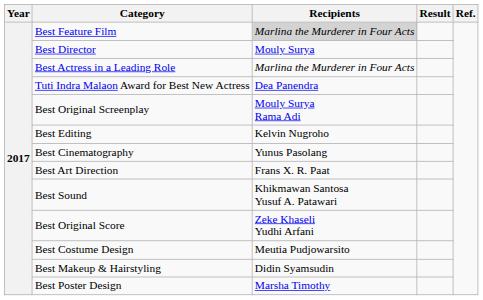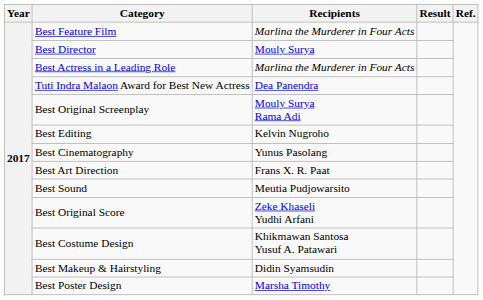(335, 31) lightgrey background -> (335, 31) no background
(302, 194) Khikmawan Santosa Yusuf A. Patawari -> (302, 188) Meutia Pudjowarsito
(302, 250) Meutia Pudjowarsito -> (302, 243) Khikmawan Santosa Yusuf A. Patawari
